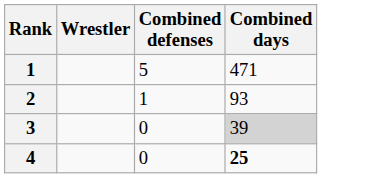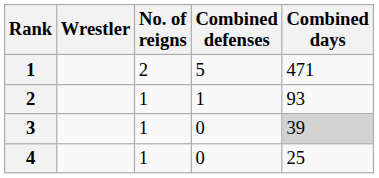+ column: (163, 29)
(239, 157) bold -> (296, 157) normal
